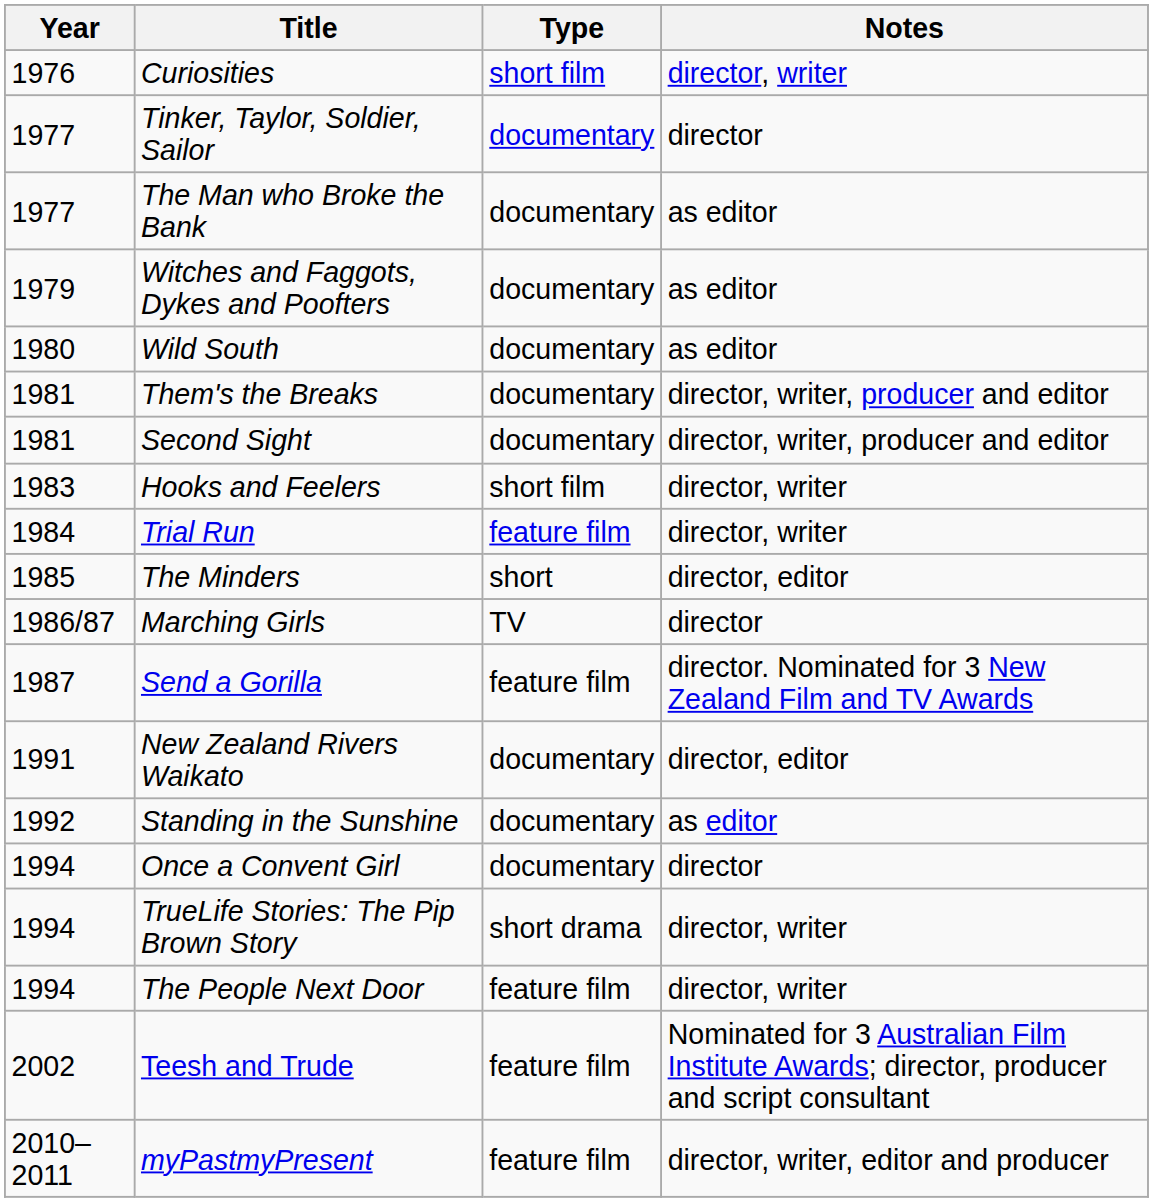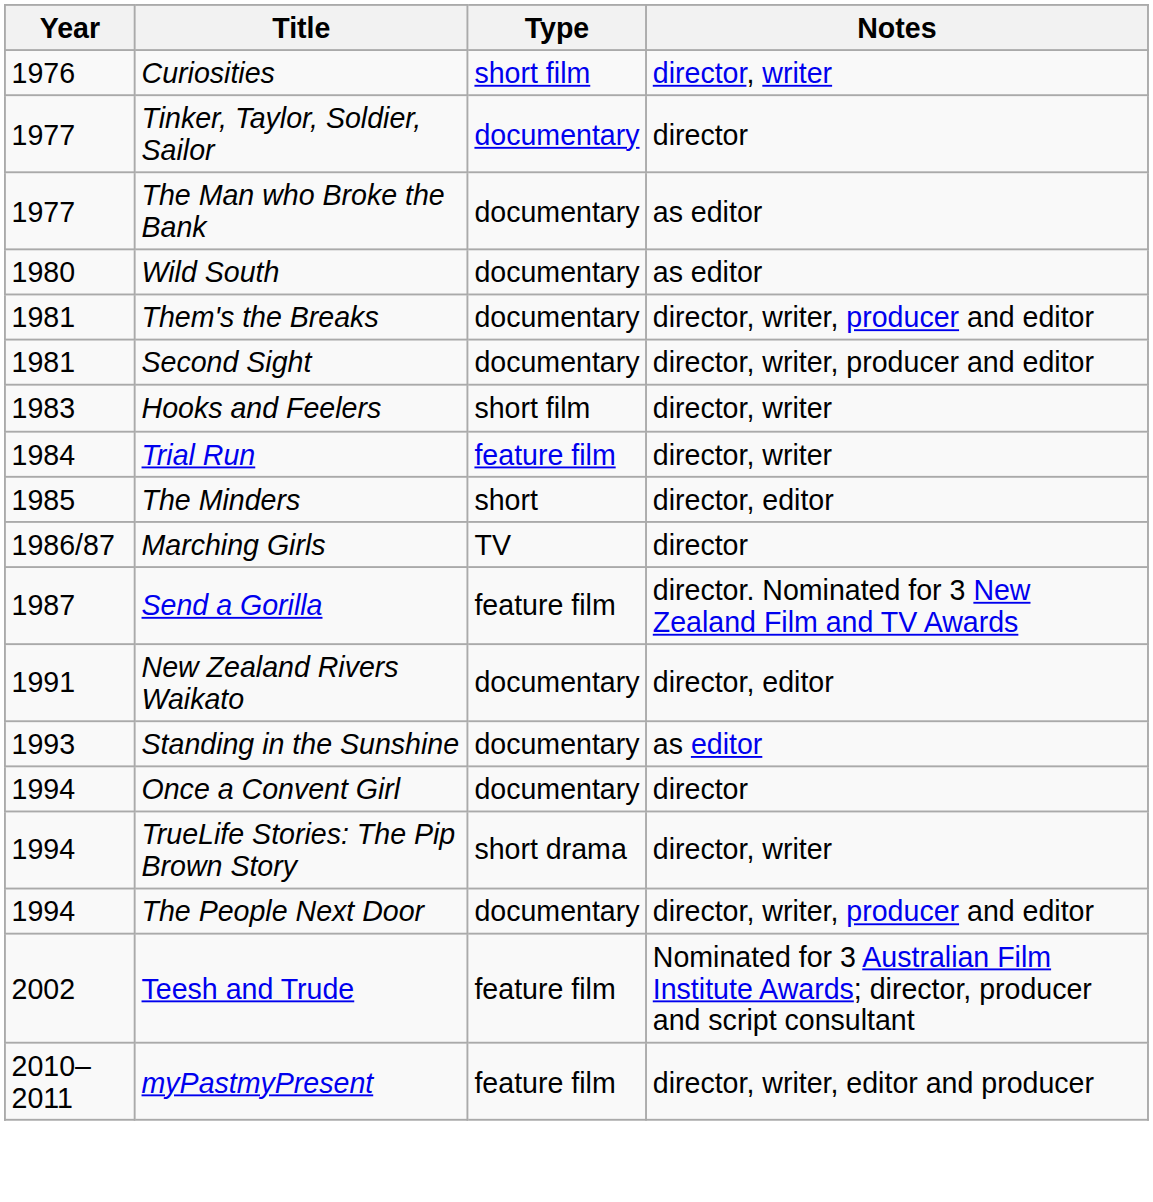- row: (279, 289)
(43, 821) 1992 -> (43, 744) 1993
(560, 989) feature film -> (557, 911) documentary
(757, 989) director, writer -> (873, 911) director, writer, producer and editor
